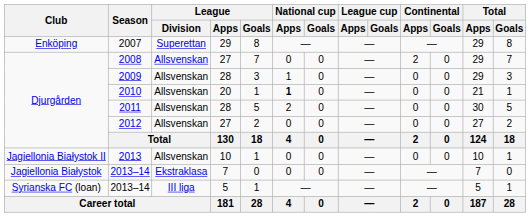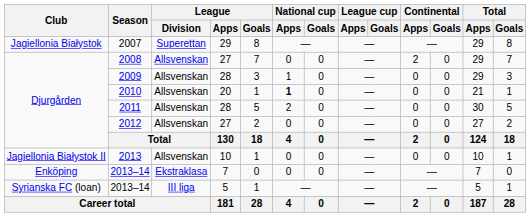(56, 44) Enköping -> (56, 44) Jagiellonia Białystok
(56, 172) Jagiellonia Białystok -> (56, 172) Enköping
